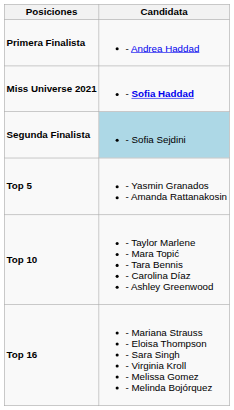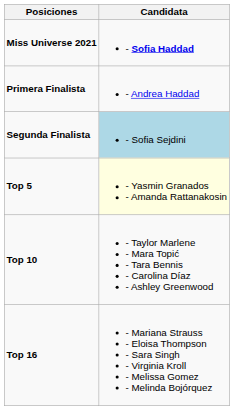rows swapped: (52, 88) <-> (46, 42)
(164, 192) no background -> (164, 192) lightyellow background
